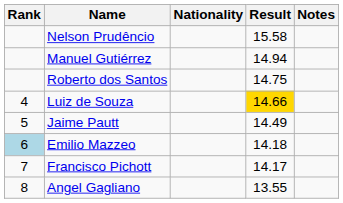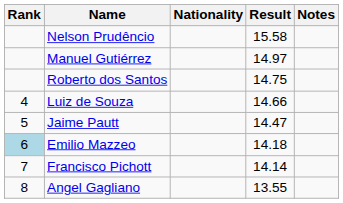(270, 58) 14.94 -> (270, 58) 14.97
(270, 101) gold background -> (270, 101) no background
(270, 123) 14.49 -> (270, 123) 14.47
(270, 166) 14.17 -> (270, 166) 14.14
